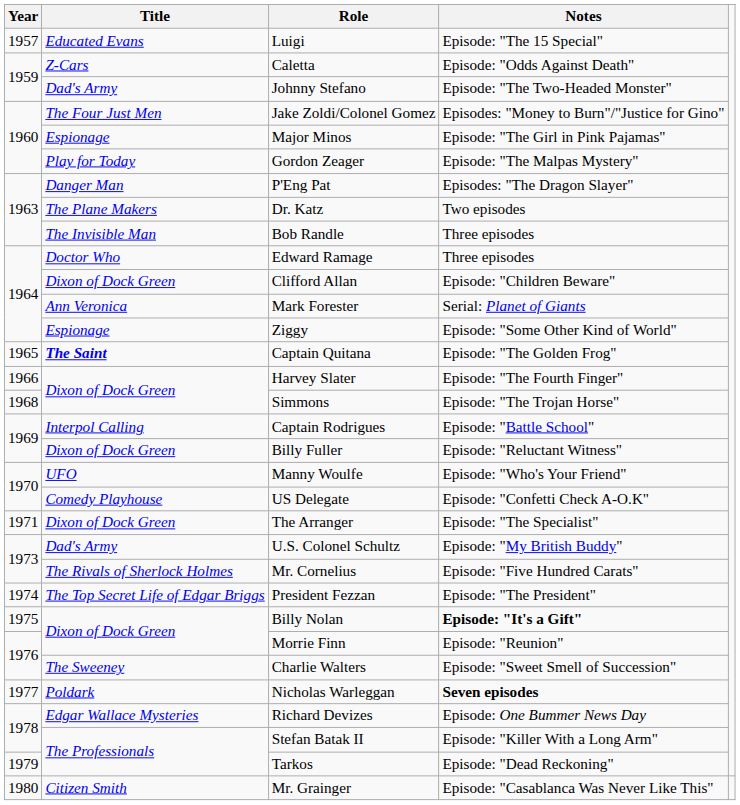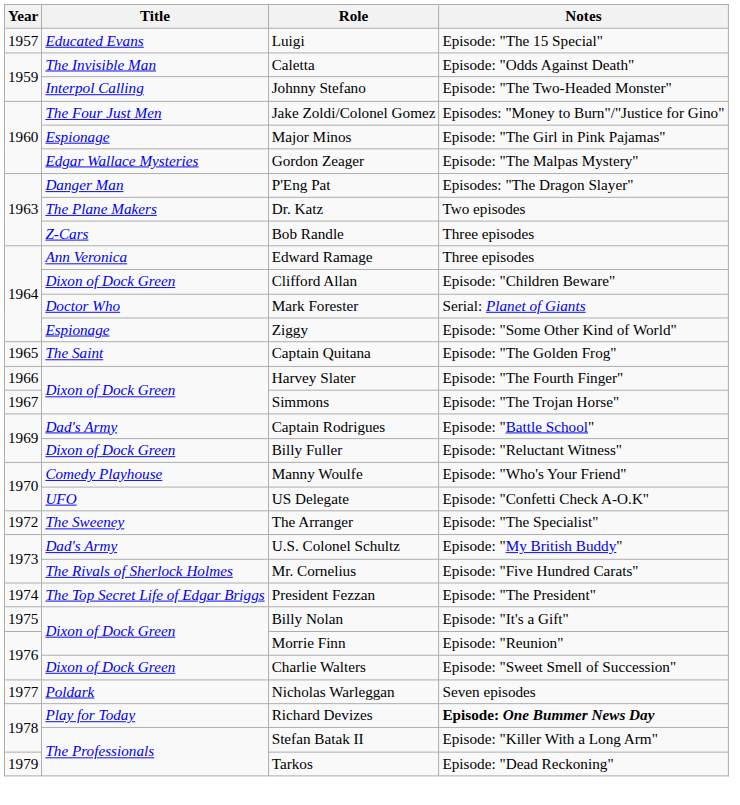(67, 64) Z-Cars -> (101, 64) The Invisible Man
(81, 88) Dad's Army -> (95, 88) Interpol Calling
(90, 161) Play for Today -> (122, 161) Edgar Wallace Mysteries
(101, 233) The Invisible Man -> (67, 233) Z-Cars
(83, 257) Doctor Who -> (86, 257) Ann Veronica
(86, 305) Ann Veronica -> (83, 305) Doctor Who
(76, 354) bold -> (74, 354) normal
(23, 402) 1968 -> (23, 402) 1967
(95, 426) Interpol Calling -> (81, 426) Dad's Army
(61, 474) UFO -> (104, 474) Comedy Playhouse
(104, 498) Comedy Playhouse -> (61, 498) UFO
(23, 522) 1971 -> (23, 522) 1972
(110, 522) Dixon of Dock Green -> (85, 522) The Sweeney
(512, 619) bold -> (506, 619) normal
(85, 667) The Sweeney -> (110, 667) Dixon of Dock Green
(490, 691) bold -> (489, 691) normal
(122, 715) Edgar Wallace Mysteries -> (90, 715) Play for Today
(544, 715) normal -> (548, 715) bold
- row: (311, 787)
